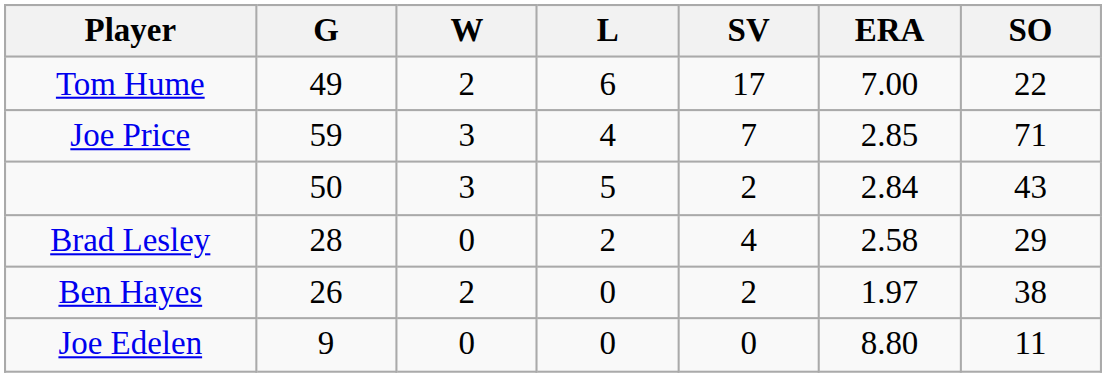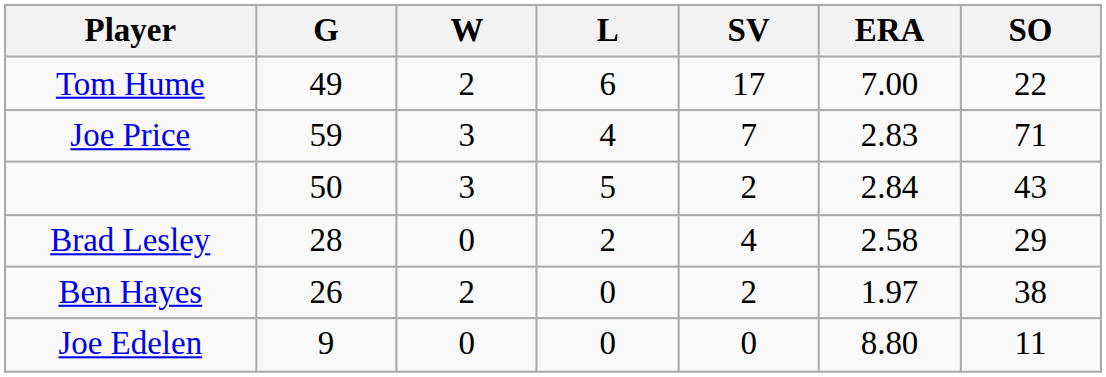(890, 135) 2.85 -> (890, 135) 2.83
